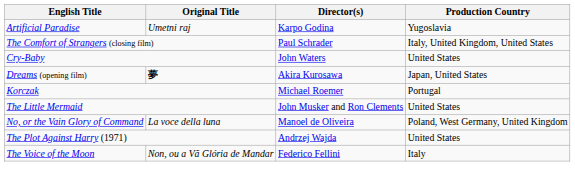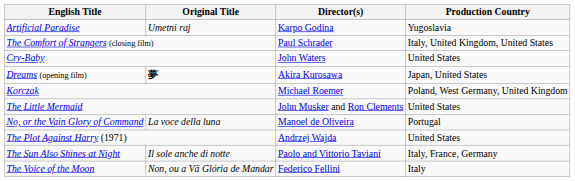(424, 91) Portugal -> (488, 91) Poland, West Germany, United Kingdom
(488, 122) Poland, West Germany, United Kingdom -> (424, 122) Portugal
+ row: (63, 153)
